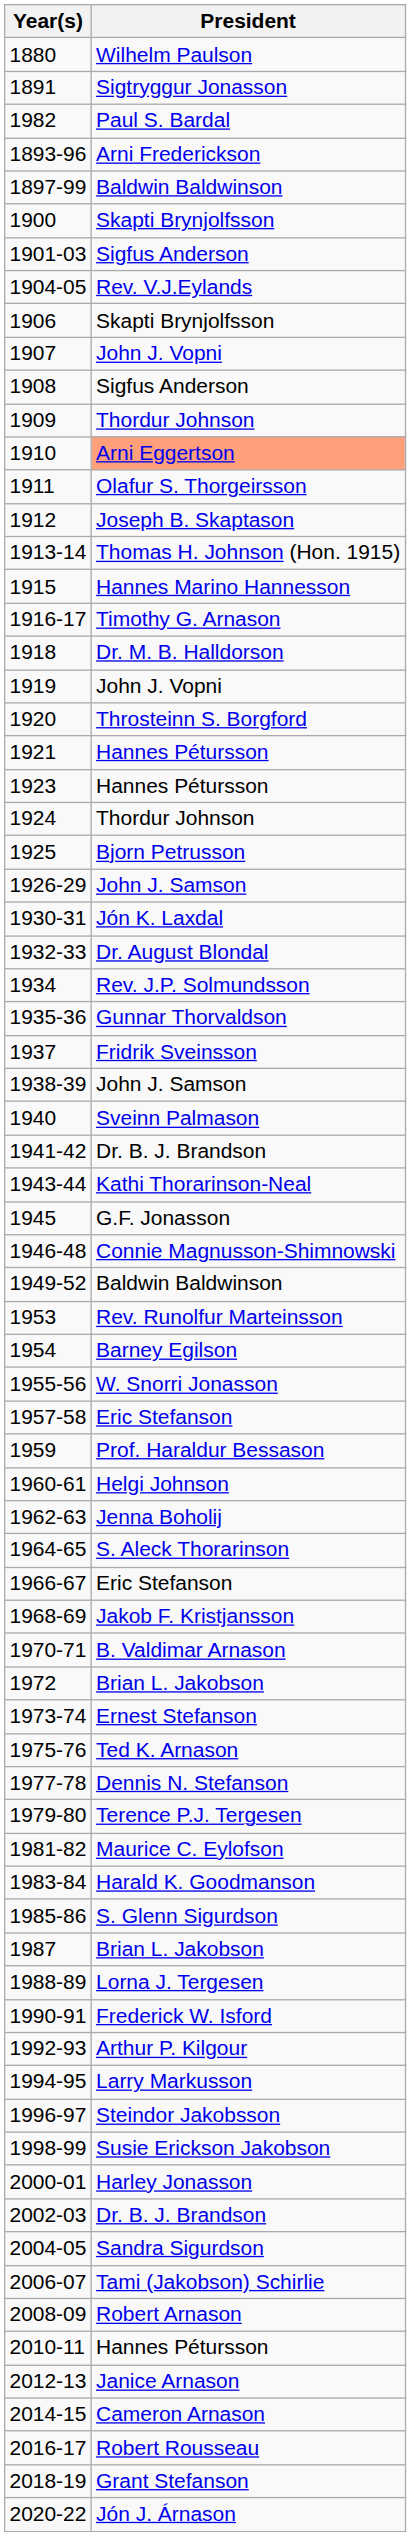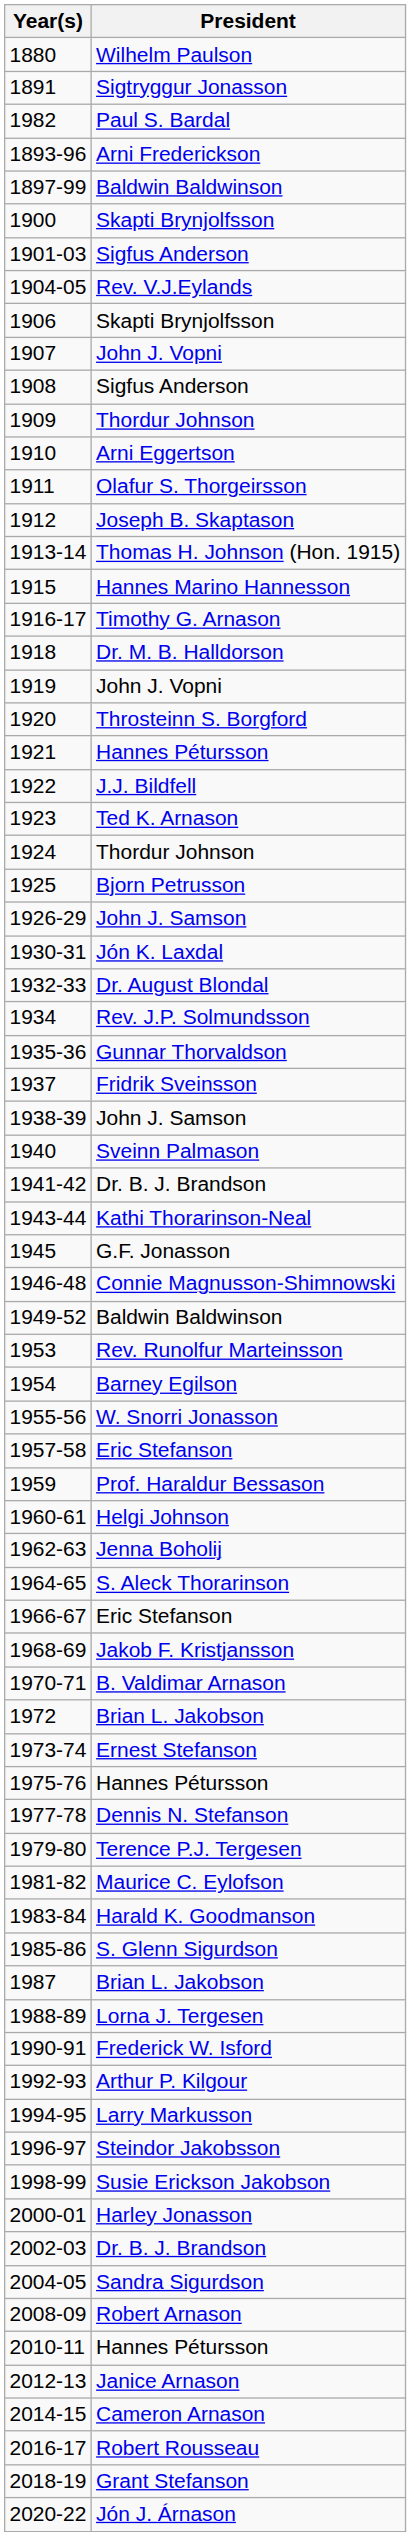(165, 453) lightsalmon background -> (165, 453) no background
+ row: (33, 785)
(182, 785) Hannes Pétursson -> (167, 818) Ted K. Arnason
(167, 1749) Ted K. Arnason -> (182, 1782) Hannes Pétursson
- row: (48, 2281)
